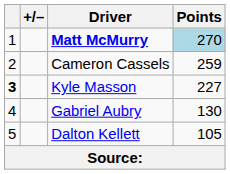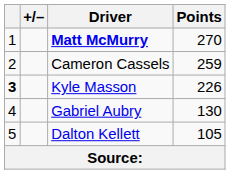(209, 40) lightblue background -> (209, 40) no background
(209, 87) 227 -> (209, 87) 226
